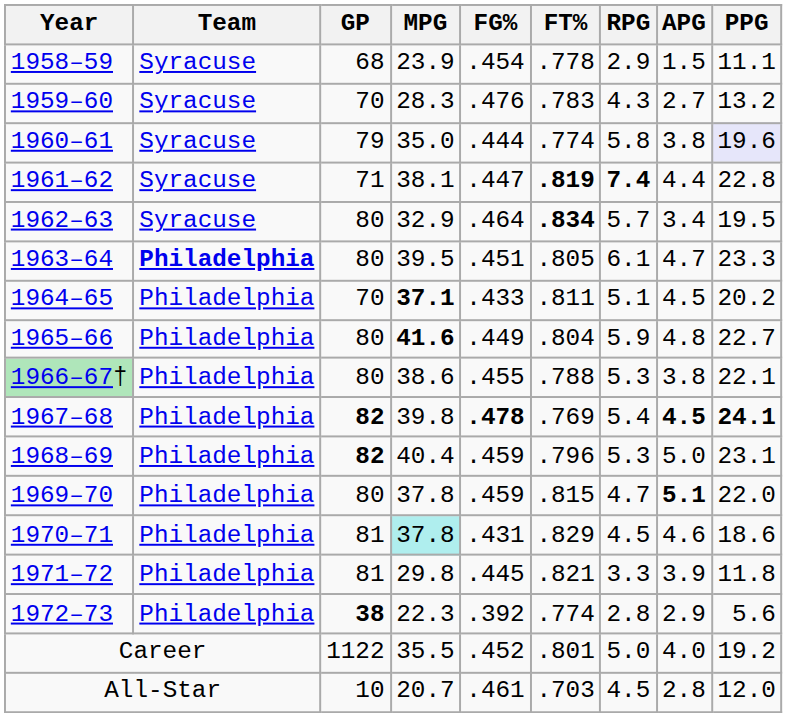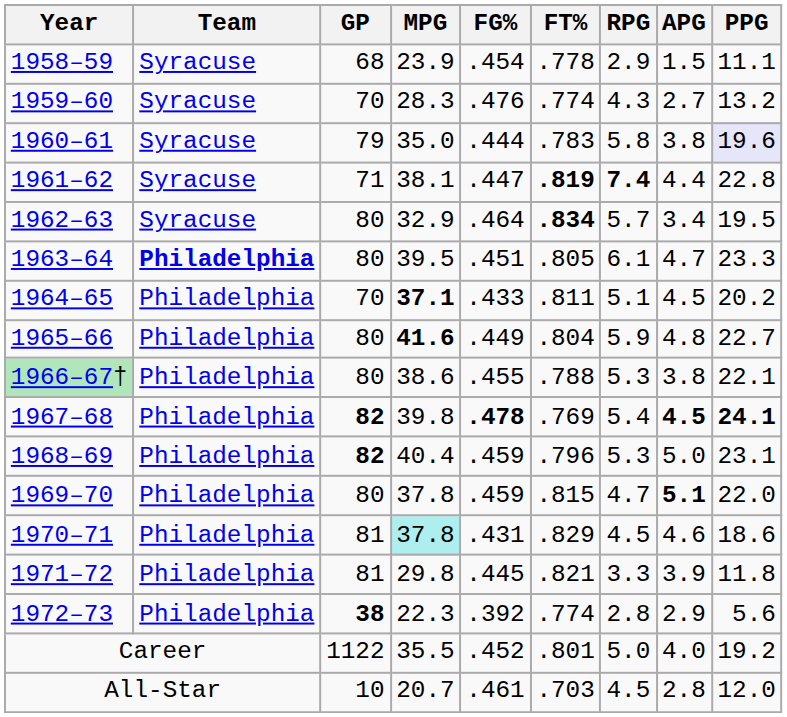(566, 104) .783 -> (566, 104) .774
(566, 143) .774 -> (566, 143) .783
